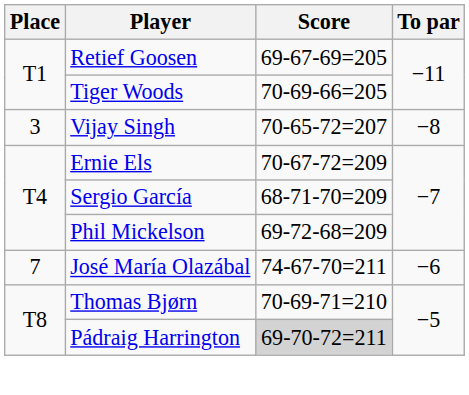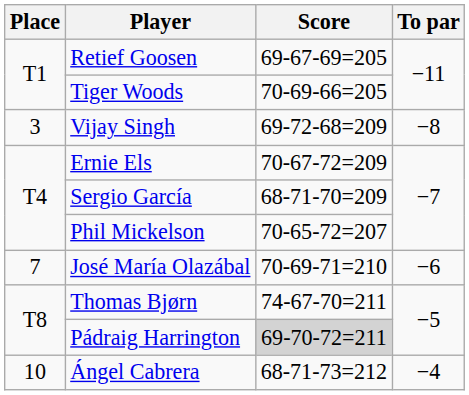(324, 127) 70-65-72=207 -> (324, 127) 69-72-68=209
(324, 232) 69-72-68=209 -> (324, 232) 70-65-72=207
(324, 267) 74-67-70=211 -> (324, 267) 70-69-71=210
(324, 302) 70-69-71=210 -> (324, 302) 74-67-70=211
+ row: (135, 372)
